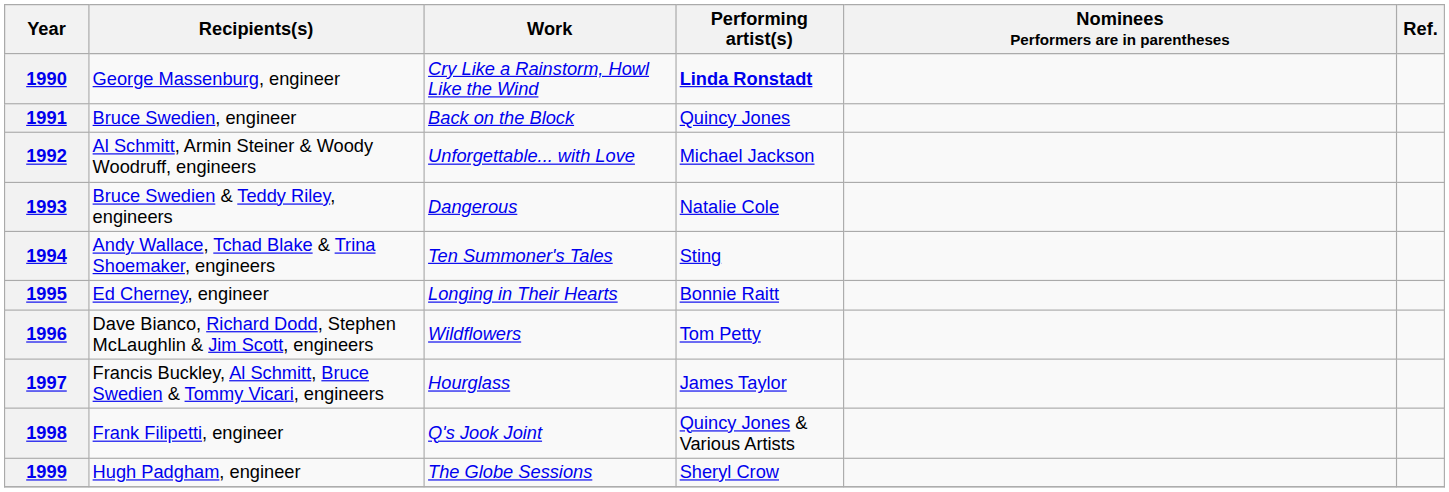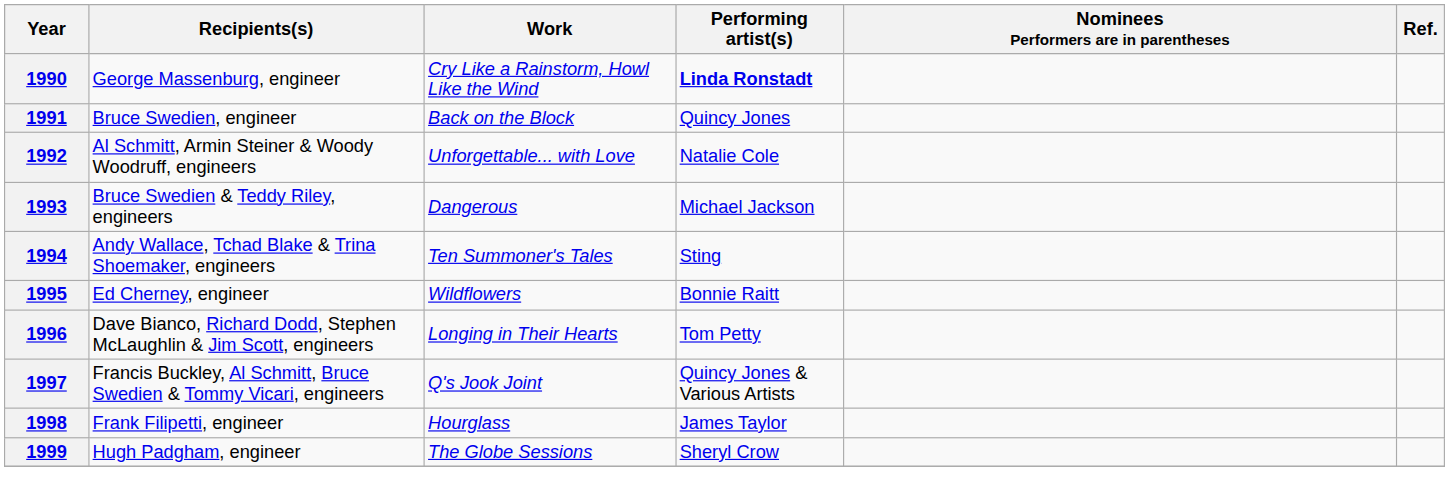(747, 157) Michael Jackson -> (729, 157) Natalie Cole
(729, 206) Natalie Cole -> (747, 206) Michael Jackson
(523, 295) Longing in Their Hearts -> (475, 295) Wildflowers
(475, 334) Wildflowers -> (523, 334) Longing in Their Hearts
(469, 383) Hourglass -> (485, 383) Q's Jook Joint
(733, 383) James Taylor -> (744, 383) Quincy Jones & Various Artists
(485, 433) Q's Jook Joint -> (469, 422) Hourglass
(744, 433) Quincy Jones & Various Artists -> (733, 422) James Taylor
